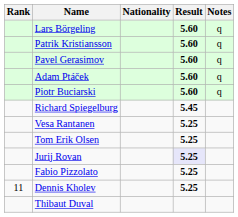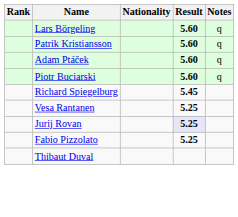- row: (69, 60)
- row: (67, 140)
- row: (65, 188)
